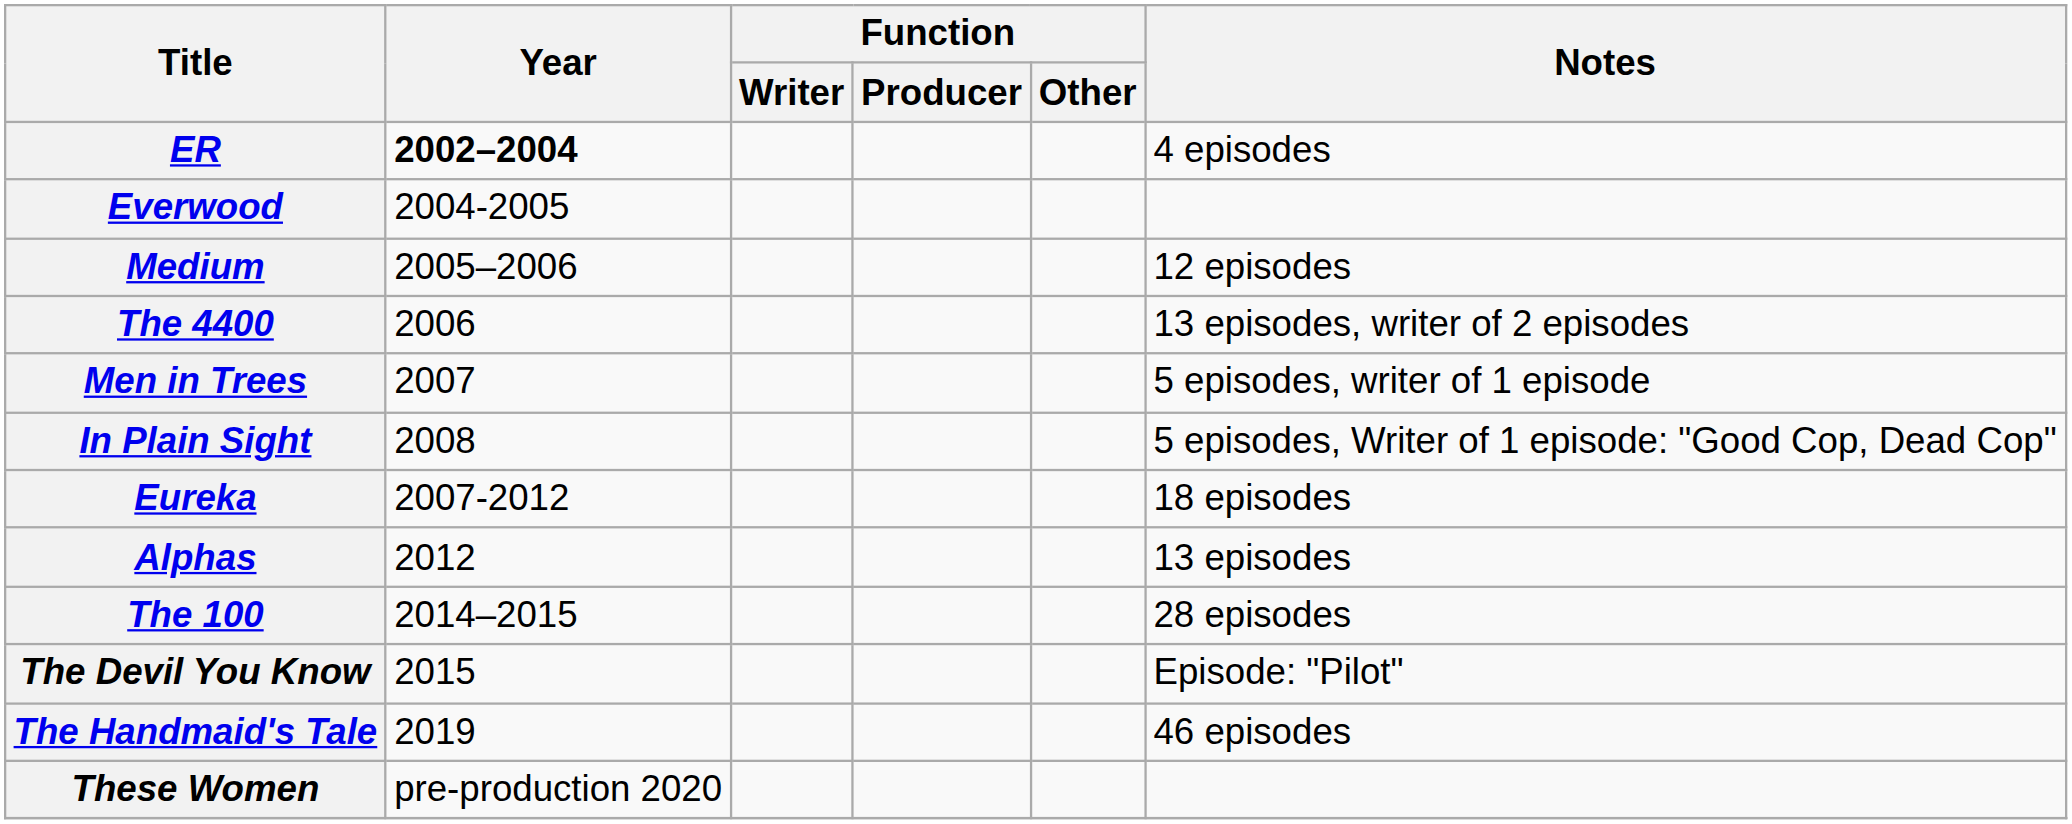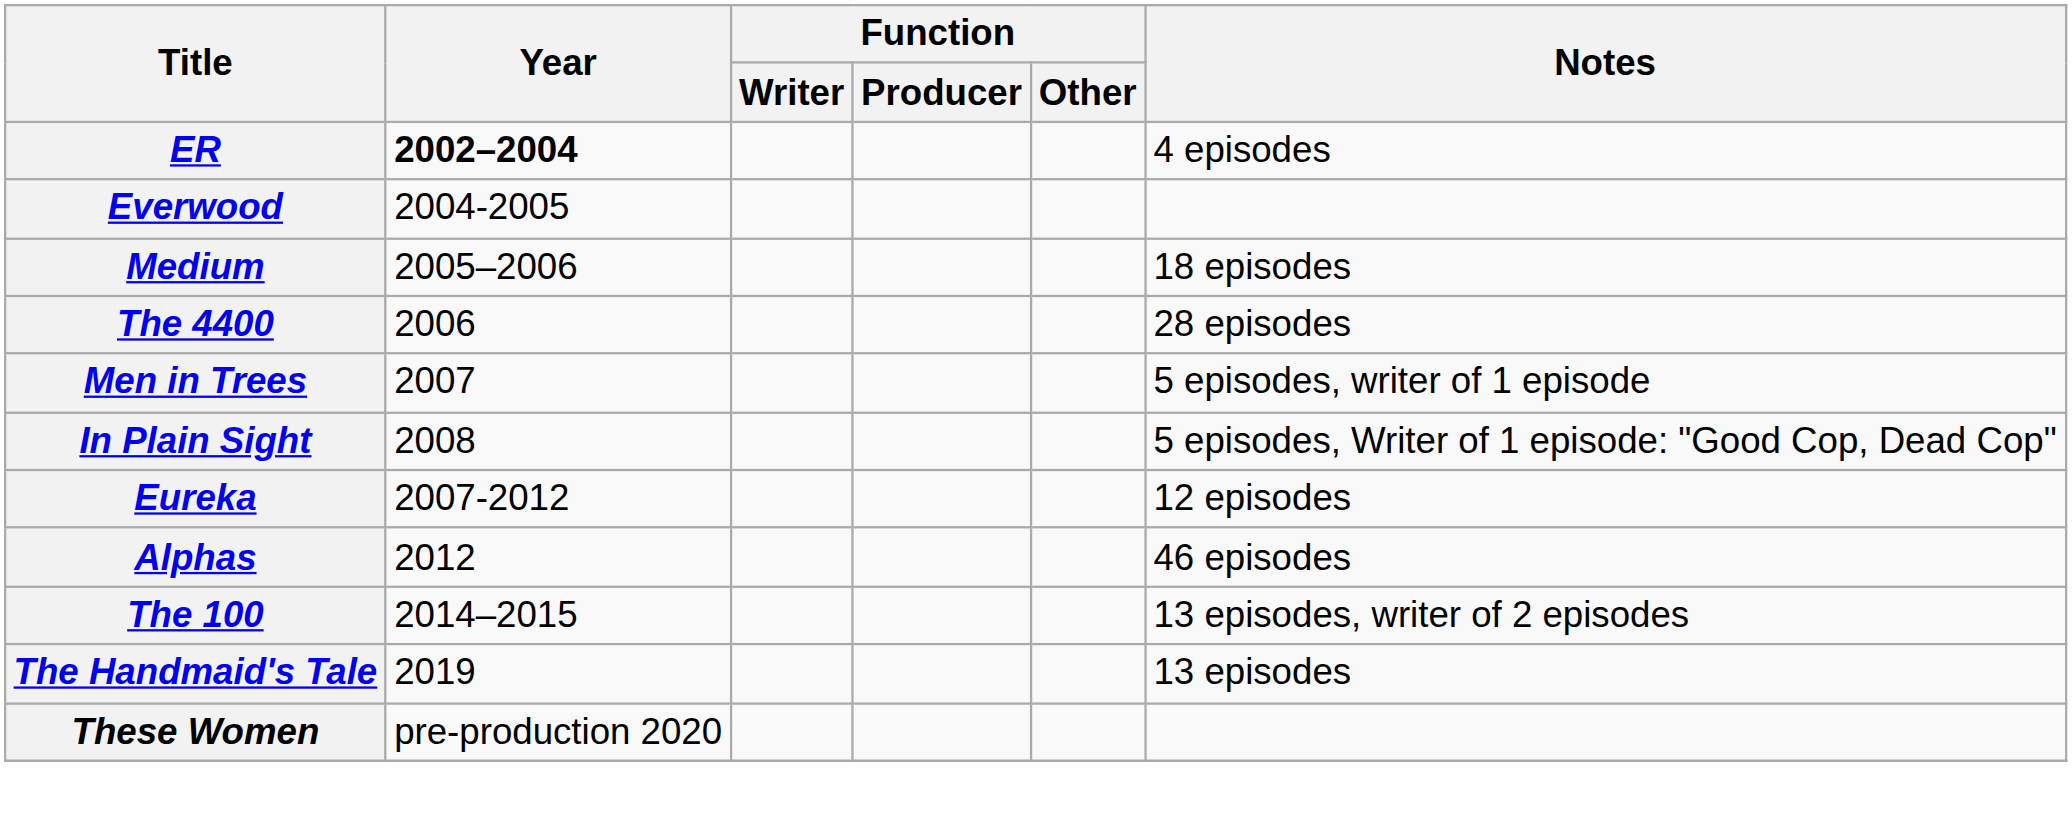(1252, 265) 12 episodes -> (1252, 265) 18 episodes
(1421, 324) 13 episodes, writer of 2 episodes -> (1252, 324) 28 episodes
(1252, 498) 18 episodes -> (1252, 498) 12 episodes
(1252, 556) 13 episodes -> (1252, 556) 46 episodes
(1252, 614) 28 episodes -> (1421, 614) 13 episodes, writer of 2 episodes
- row: (195, 672)
(1252, 730) 46 episodes -> (1252, 672) 13 episodes
